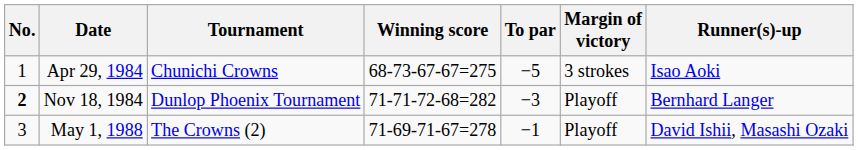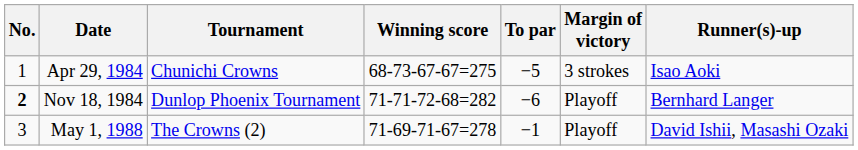(530, 100) −3 -> (530, 100) −6
